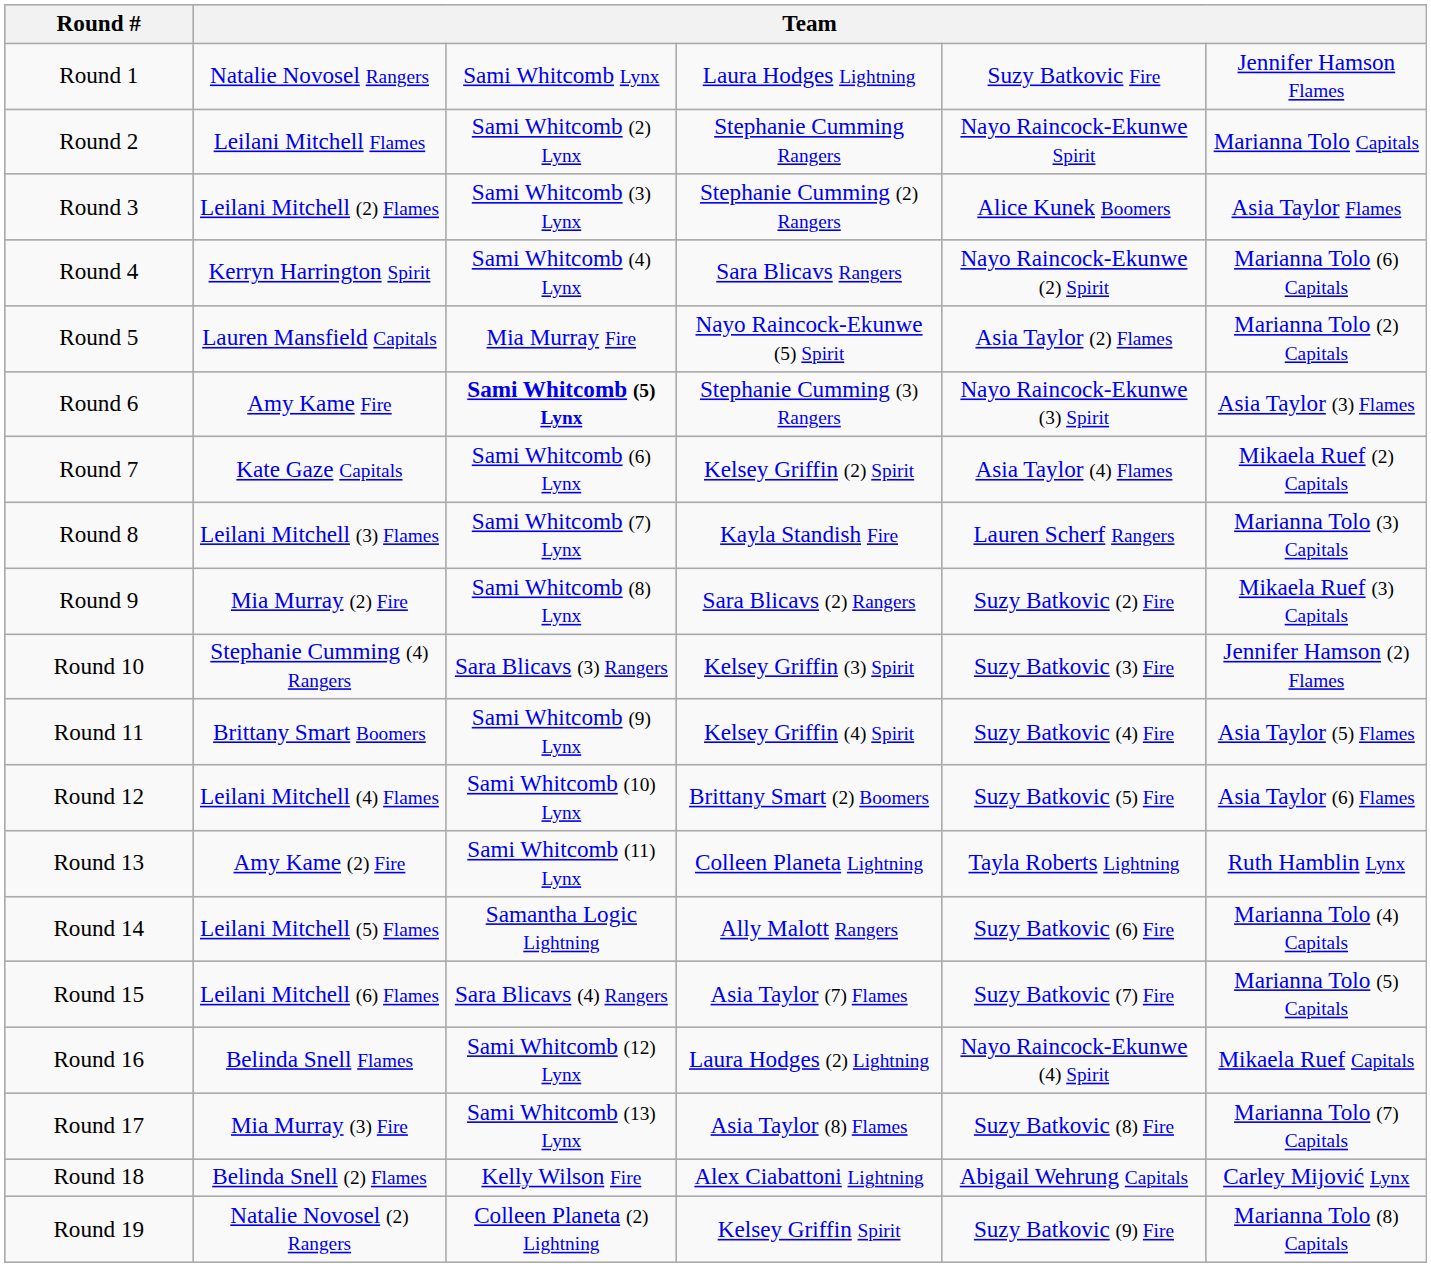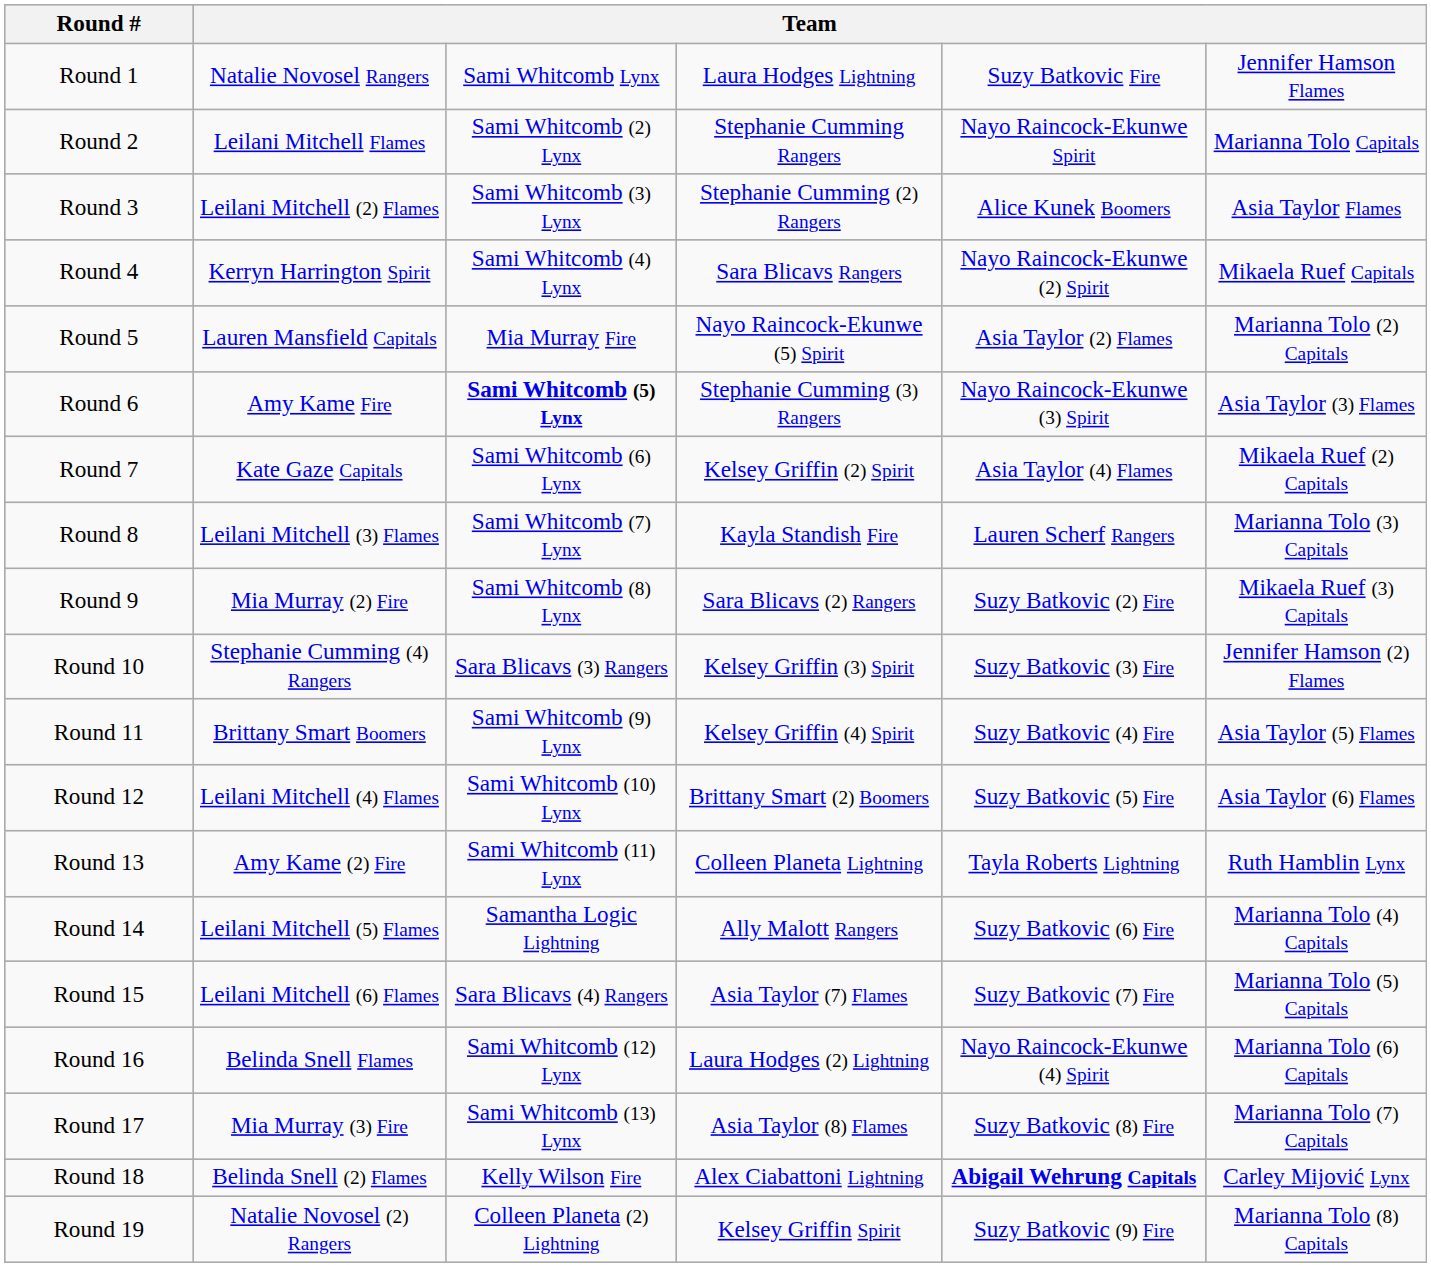(1316, 272) Marianna Tolo (6) Capitals -> (1316, 272) Mikaela Ruef Capitals
(1316, 1060) Mikaela Ruef Capitals -> (1316, 1060) Marianna Tolo (6) Capitals
(1074, 1177) normal -> (1074, 1177) bold
